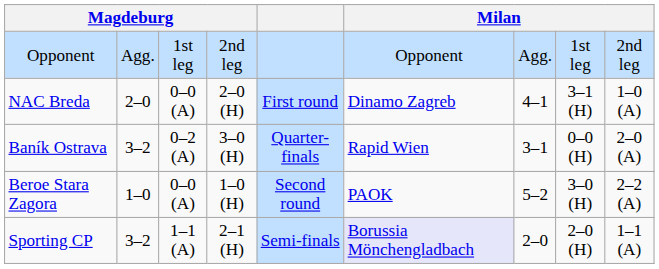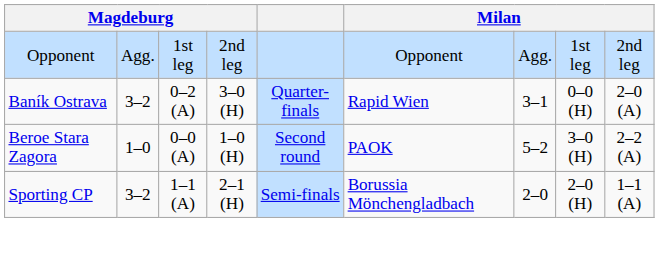- row: (49, 101)
(411, 240) lavender background -> (411, 194) no background
